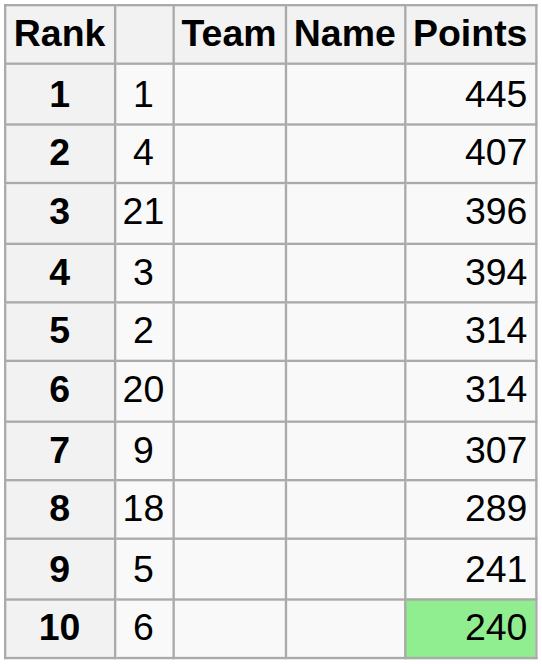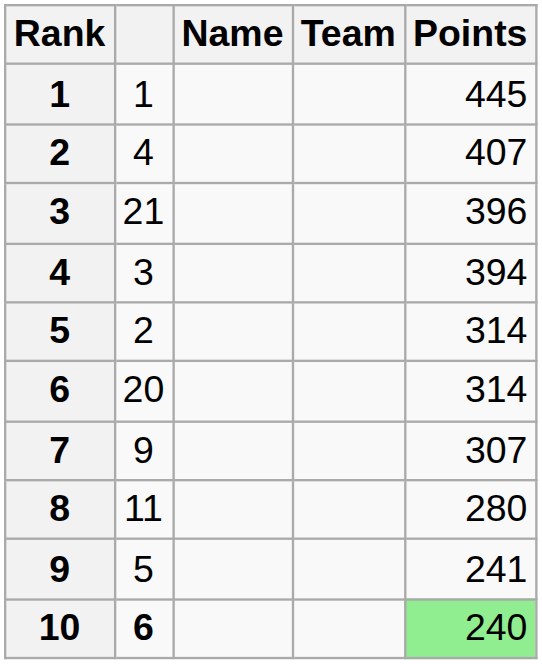columns swapped: (345, 34) <-> (229, 34)
(143, 509) 18 -> (143, 509) 11
(496, 509) 289 -> (496, 509) 280
(143, 627) normal -> (143, 627) bold
